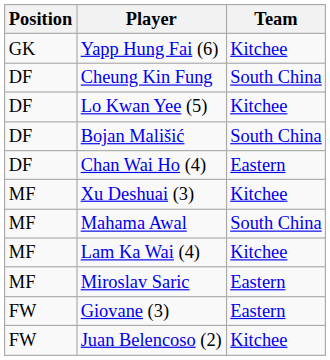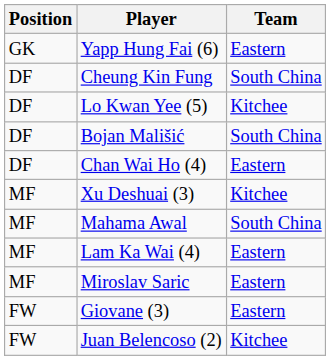(259, 48) Kitchee -> (258, 48) Eastern
(259, 252) Kitchee -> (258, 252) Eastern
